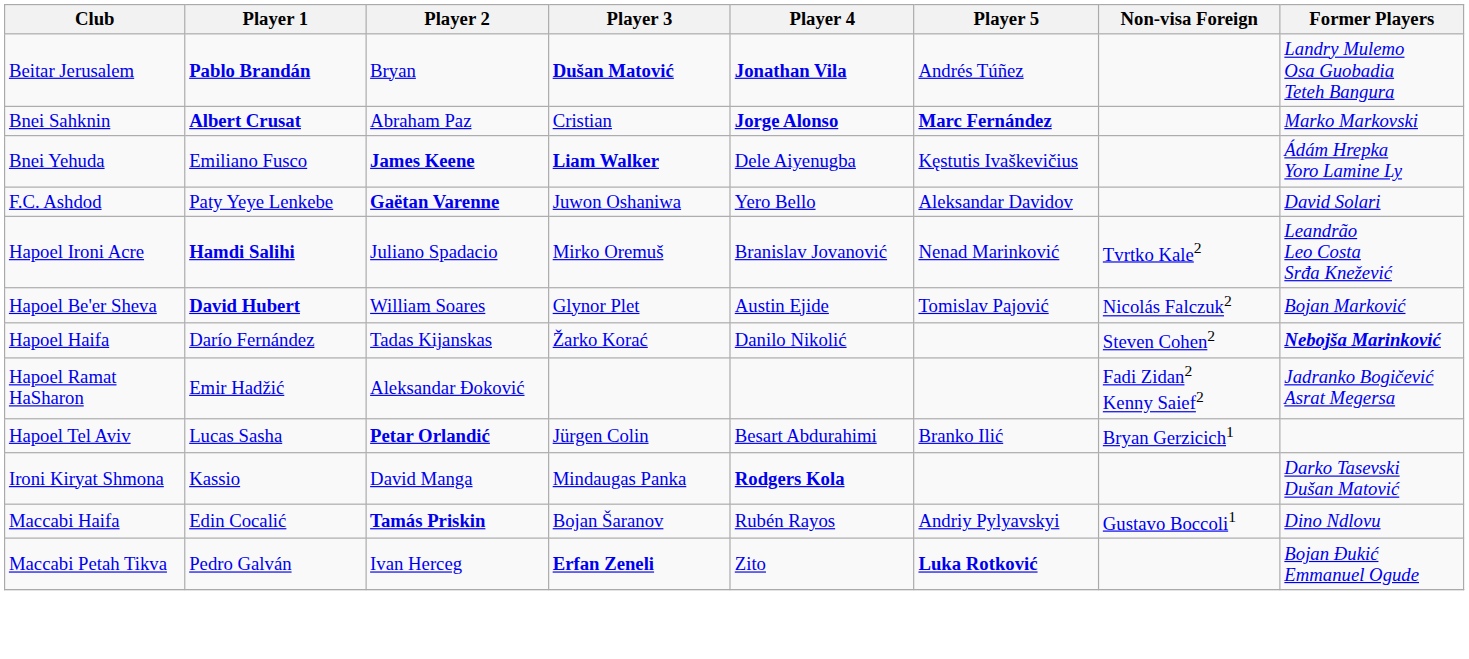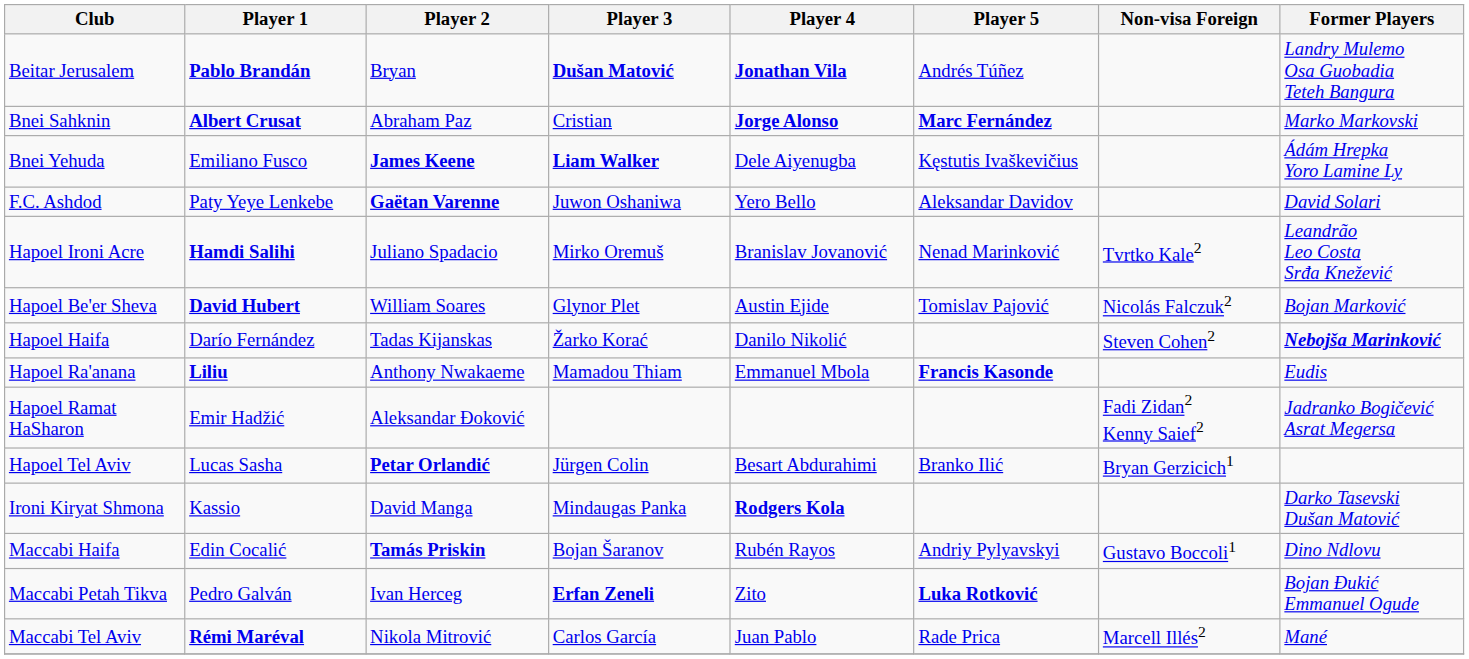+ row: (72, 372)
+ row: (75, 636)
